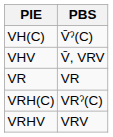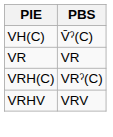- row: (21, 57)
